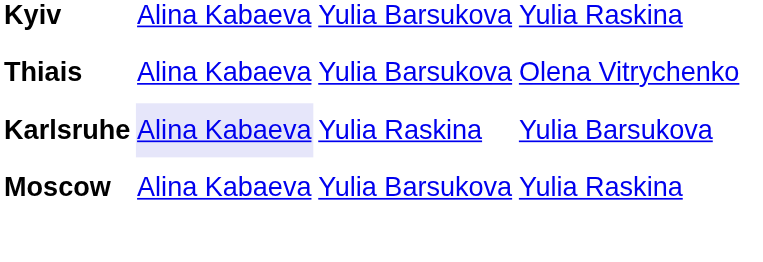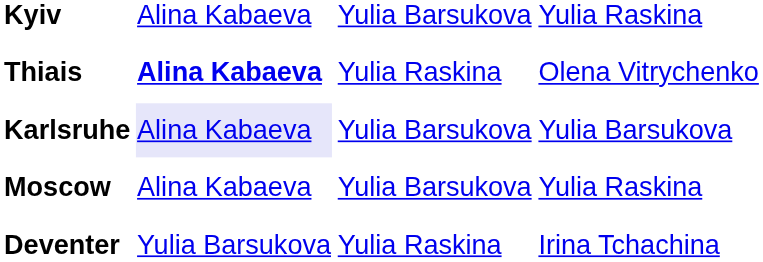(224, 72) normal -> (230, 72) bold
(415, 72) Yulia Barsukova -> (420, 72) Yulia Raskina
(400, 129) Yulia Raskina -> (435, 129) Yulia Barsukova
+ row: (62, 244)
